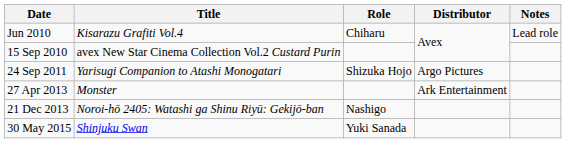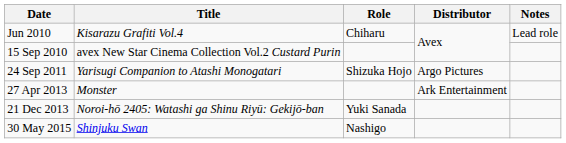(366, 109) Nashigo -> (376, 109) Yuki Sanada
(376, 128) Yuki Sanada -> (366, 128) Nashigo
